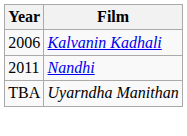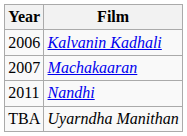+ row: (92, 67)
